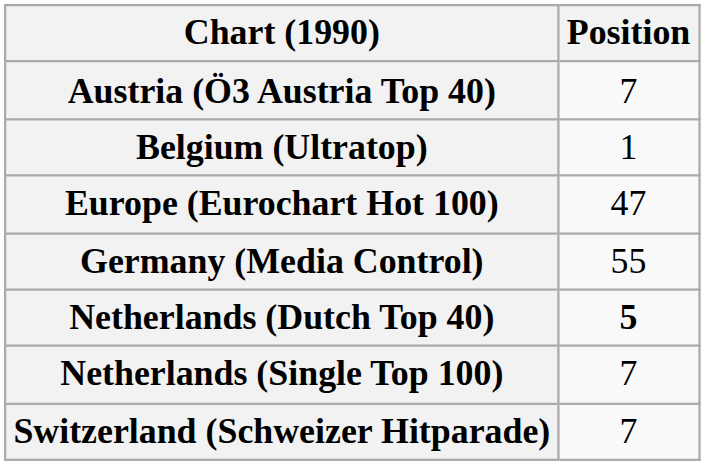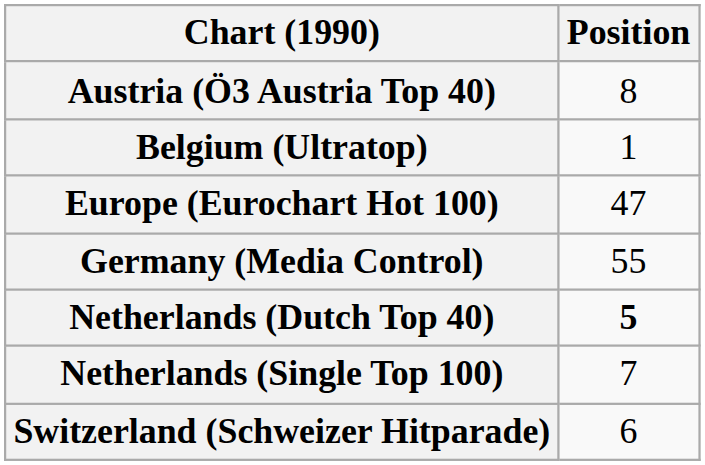(629, 89) 7 -> (629, 89) 8
(629, 430) 7 -> (629, 430) 6
